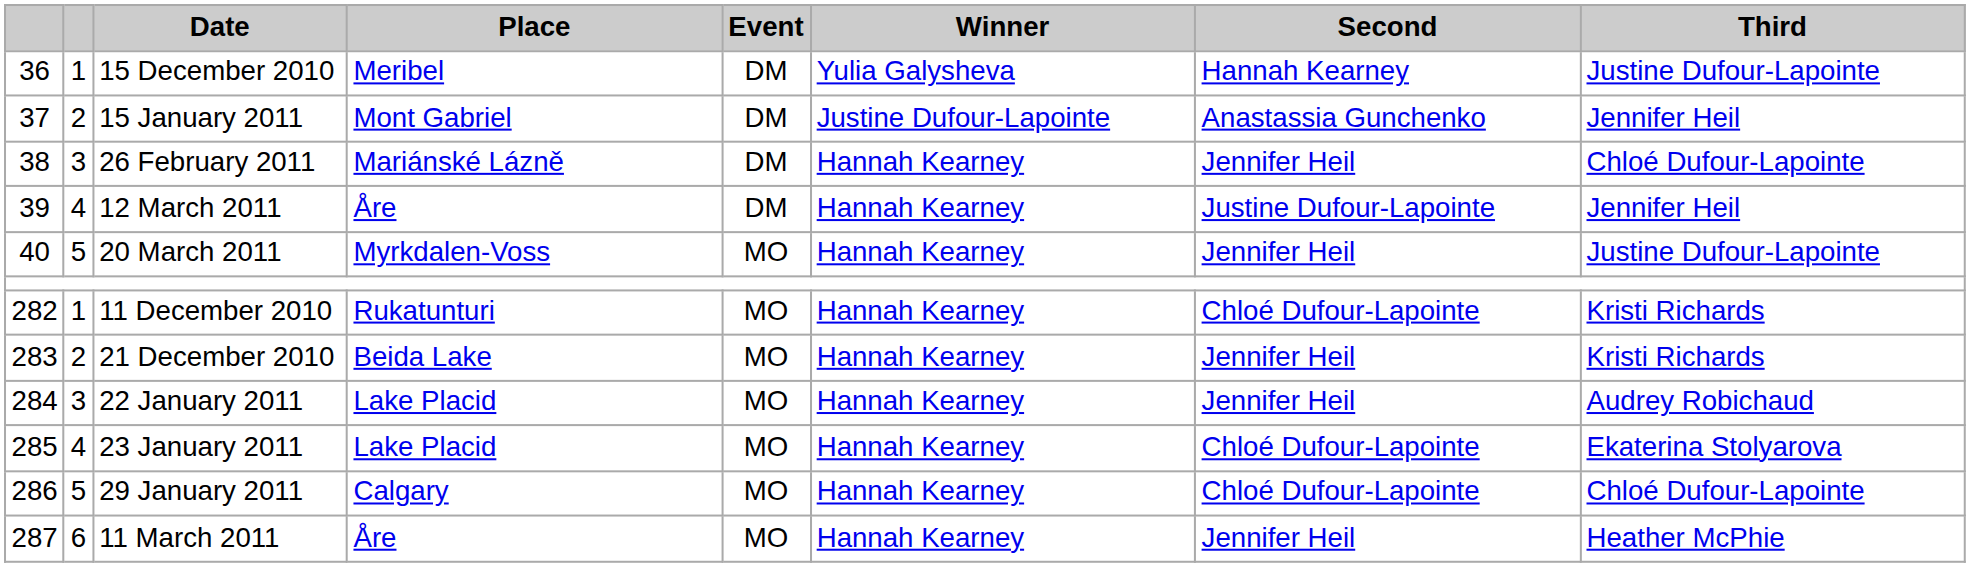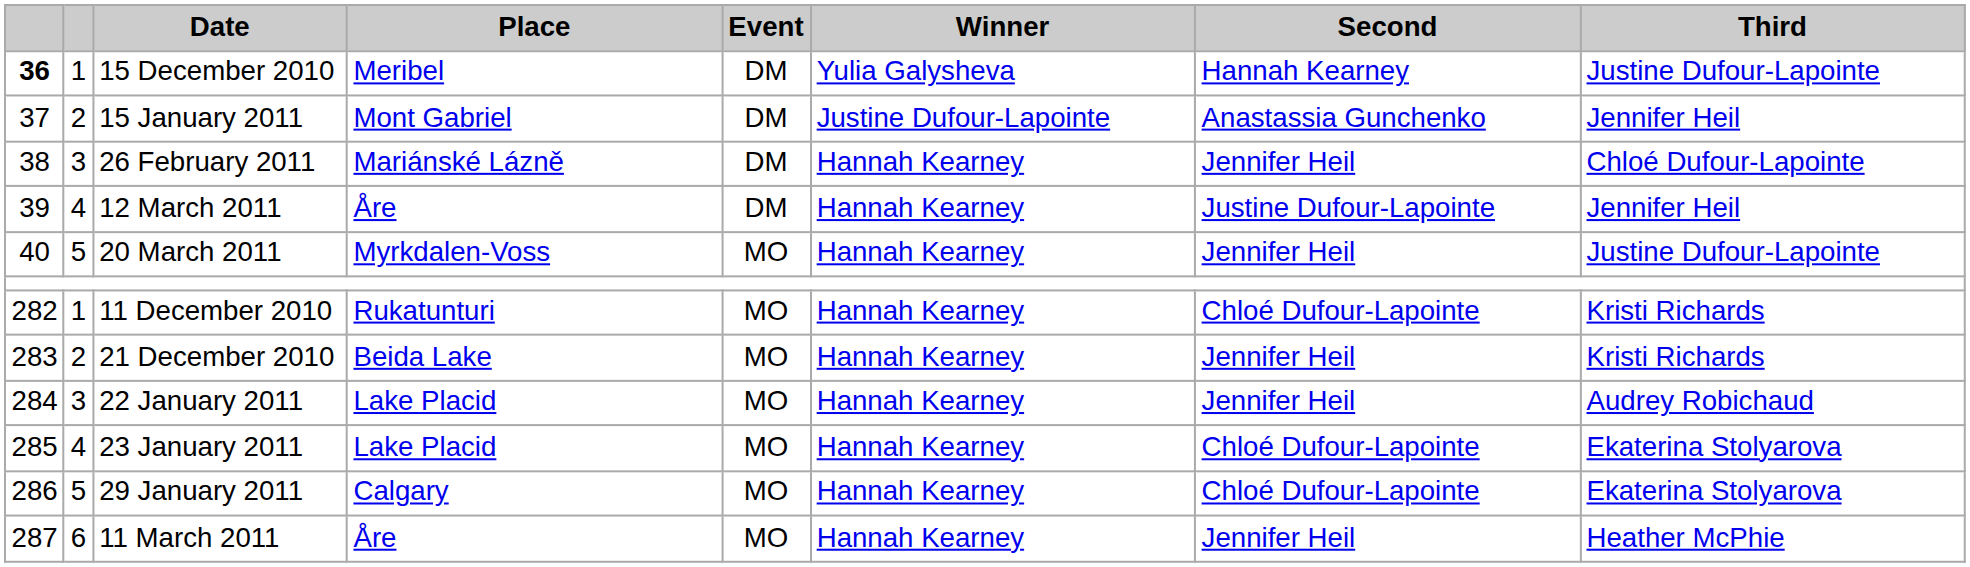(35, 72) normal -> (35, 72) bold
(1726, 492) Chloé Dufour-Lapointe -> (1714, 492) Ekaterina Stolyarova
